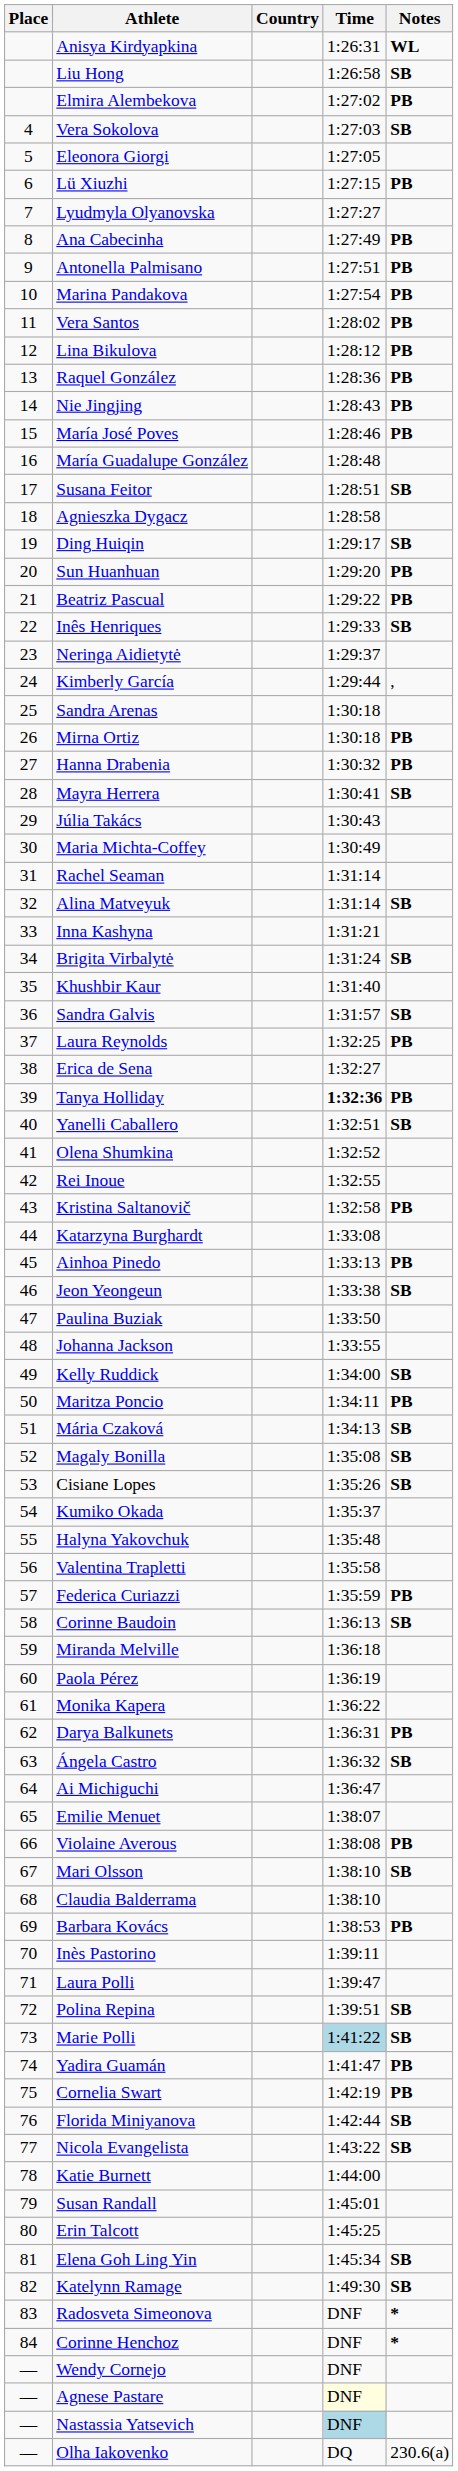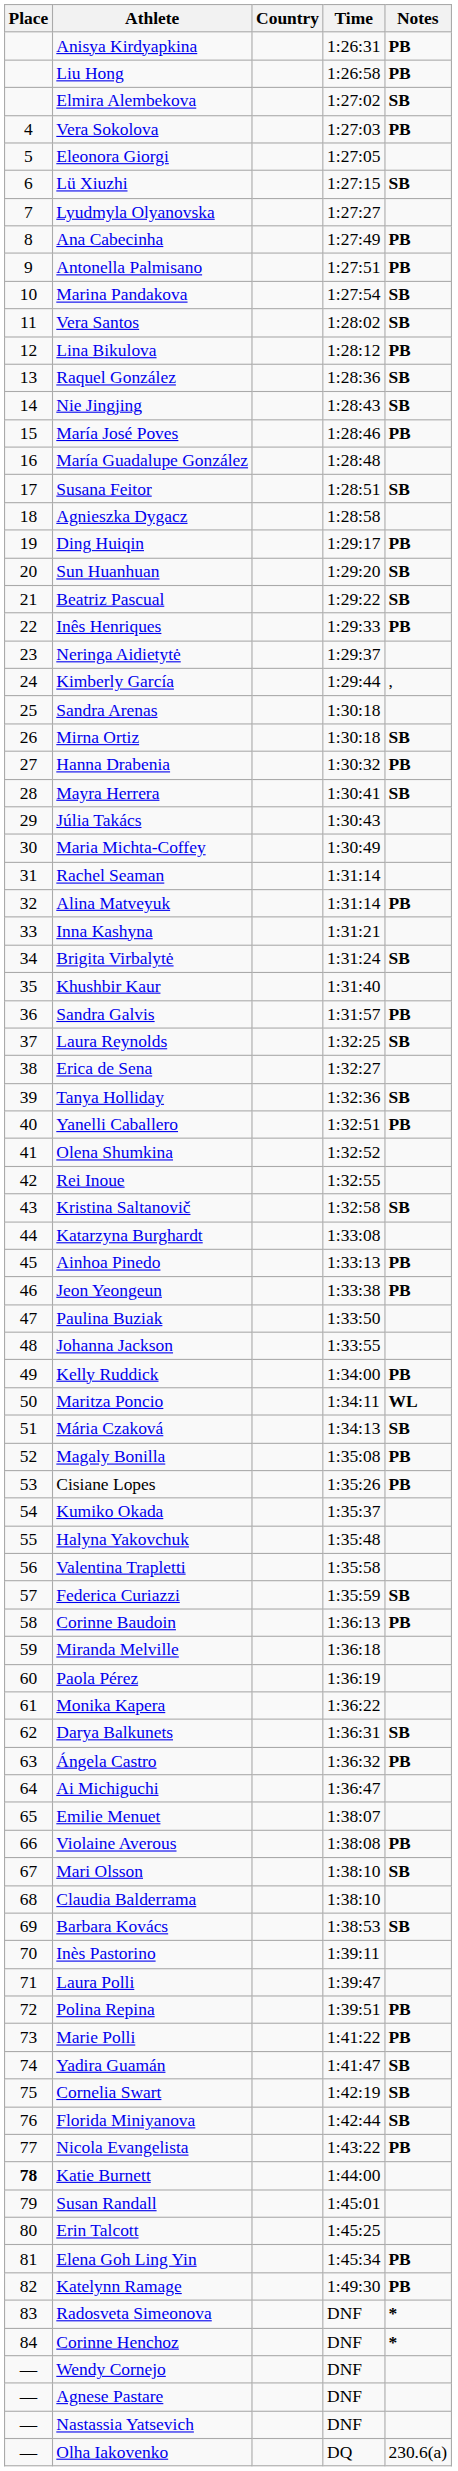(405, 45) WL -> (400, 45) PB
(401, 73) SB -> (400, 73) PB
(402, 101) PB -> (399, 101) SB
(401, 128) SB -> (400, 128) PB
(402, 184) PB -> (399, 184) SB
(402, 294) PB -> (399, 294) SB
(402, 322) PB -> (399, 322) SB
(402, 377) PB -> (399, 377) SB
(402, 405) PB -> (399, 405) SB
(401, 543) SB -> (400, 543) PB
(402, 571) PB -> (399, 571) SB
(402, 599) PB -> (399, 599) SB
(401, 626) SB -> (400, 626) PB
(402, 737) PB -> (399, 737) SB
(401, 903) SB -> (400, 903) PB
(401, 1014) SB -> (400, 1014) PB
(402, 1041) PB -> (399, 1041) SB
(355, 1097) bold -> (354, 1097) normal
(402, 1097) PB -> (399, 1097) SB
(401, 1124) SB -> (400, 1124) PB
(402, 1207) PB -> (399, 1207) SB
(401, 1290) SB -> (400, 1290) PB
(401, 1373) SB -> (400, 1373) PB
(402, 1401) PB -> (403, 1401) WL
(401, 1456) SB -> (400, 1456) PB
(401, 1484) SB -> (400, 1484) PB
(402, 1594) PB -> (399, 1594) SB
(401, 1622) SB -> (400, 1622) PB
(402, 1733) PB -> (399, 1733) SB
(401, 1760) SB -> (400, 1760) PB
(402, 1926) PB -> (399, 1926) SB
(401, 2009) SB -> (400, 2009) PB
(354, 2037) lightblue background -> (354, 2037) no background
(401, 2037) SB -> (400, 2037) PB
(402, 2065) PB -> (399, 2065) SB
(402, 2092) PB -> (399, 2092) SB
(401, 2148) SB -> (400, 2148) PB
(28, 2175) normal -> (28, 2175) bold
(401, 2258) SB -> (400, 2258) PB
(401, 2286) SB -> (400, 2286) PB
(345, 2396) lightyellow background -> (345, 2396) no background
(345, 2424) lightblue background -> (345, 2424) no background
